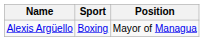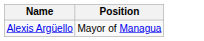- column: (93, 12)
